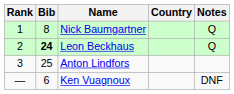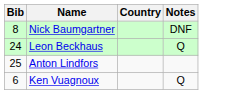- column: (20, 13)
(212, 30) Q -> (181, 30) DNF
(47, 47) bold -> (15, 47) normal
(212, 81) DNF -> (181, 81) Q
